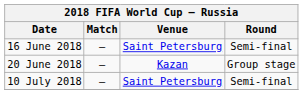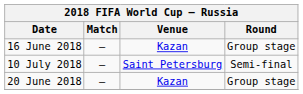(172, 47) Saint Petersburg -> (172, 47) Kazan
(261, 47) Semi-final -> (261, 47) Group stage
rows swapped: (44, 64) <-> (44, 81)
